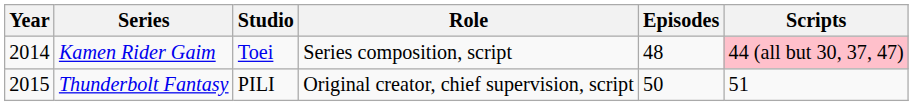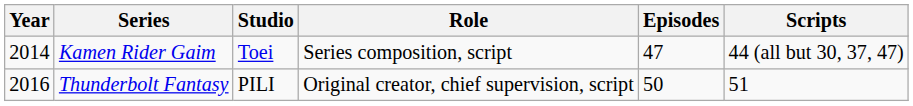(653, 52) 48 -> (653, 52) 47
(816, 52) pink background -> (816, 52) no background
(29, 84) 2015 -> (29, 84) 2016
